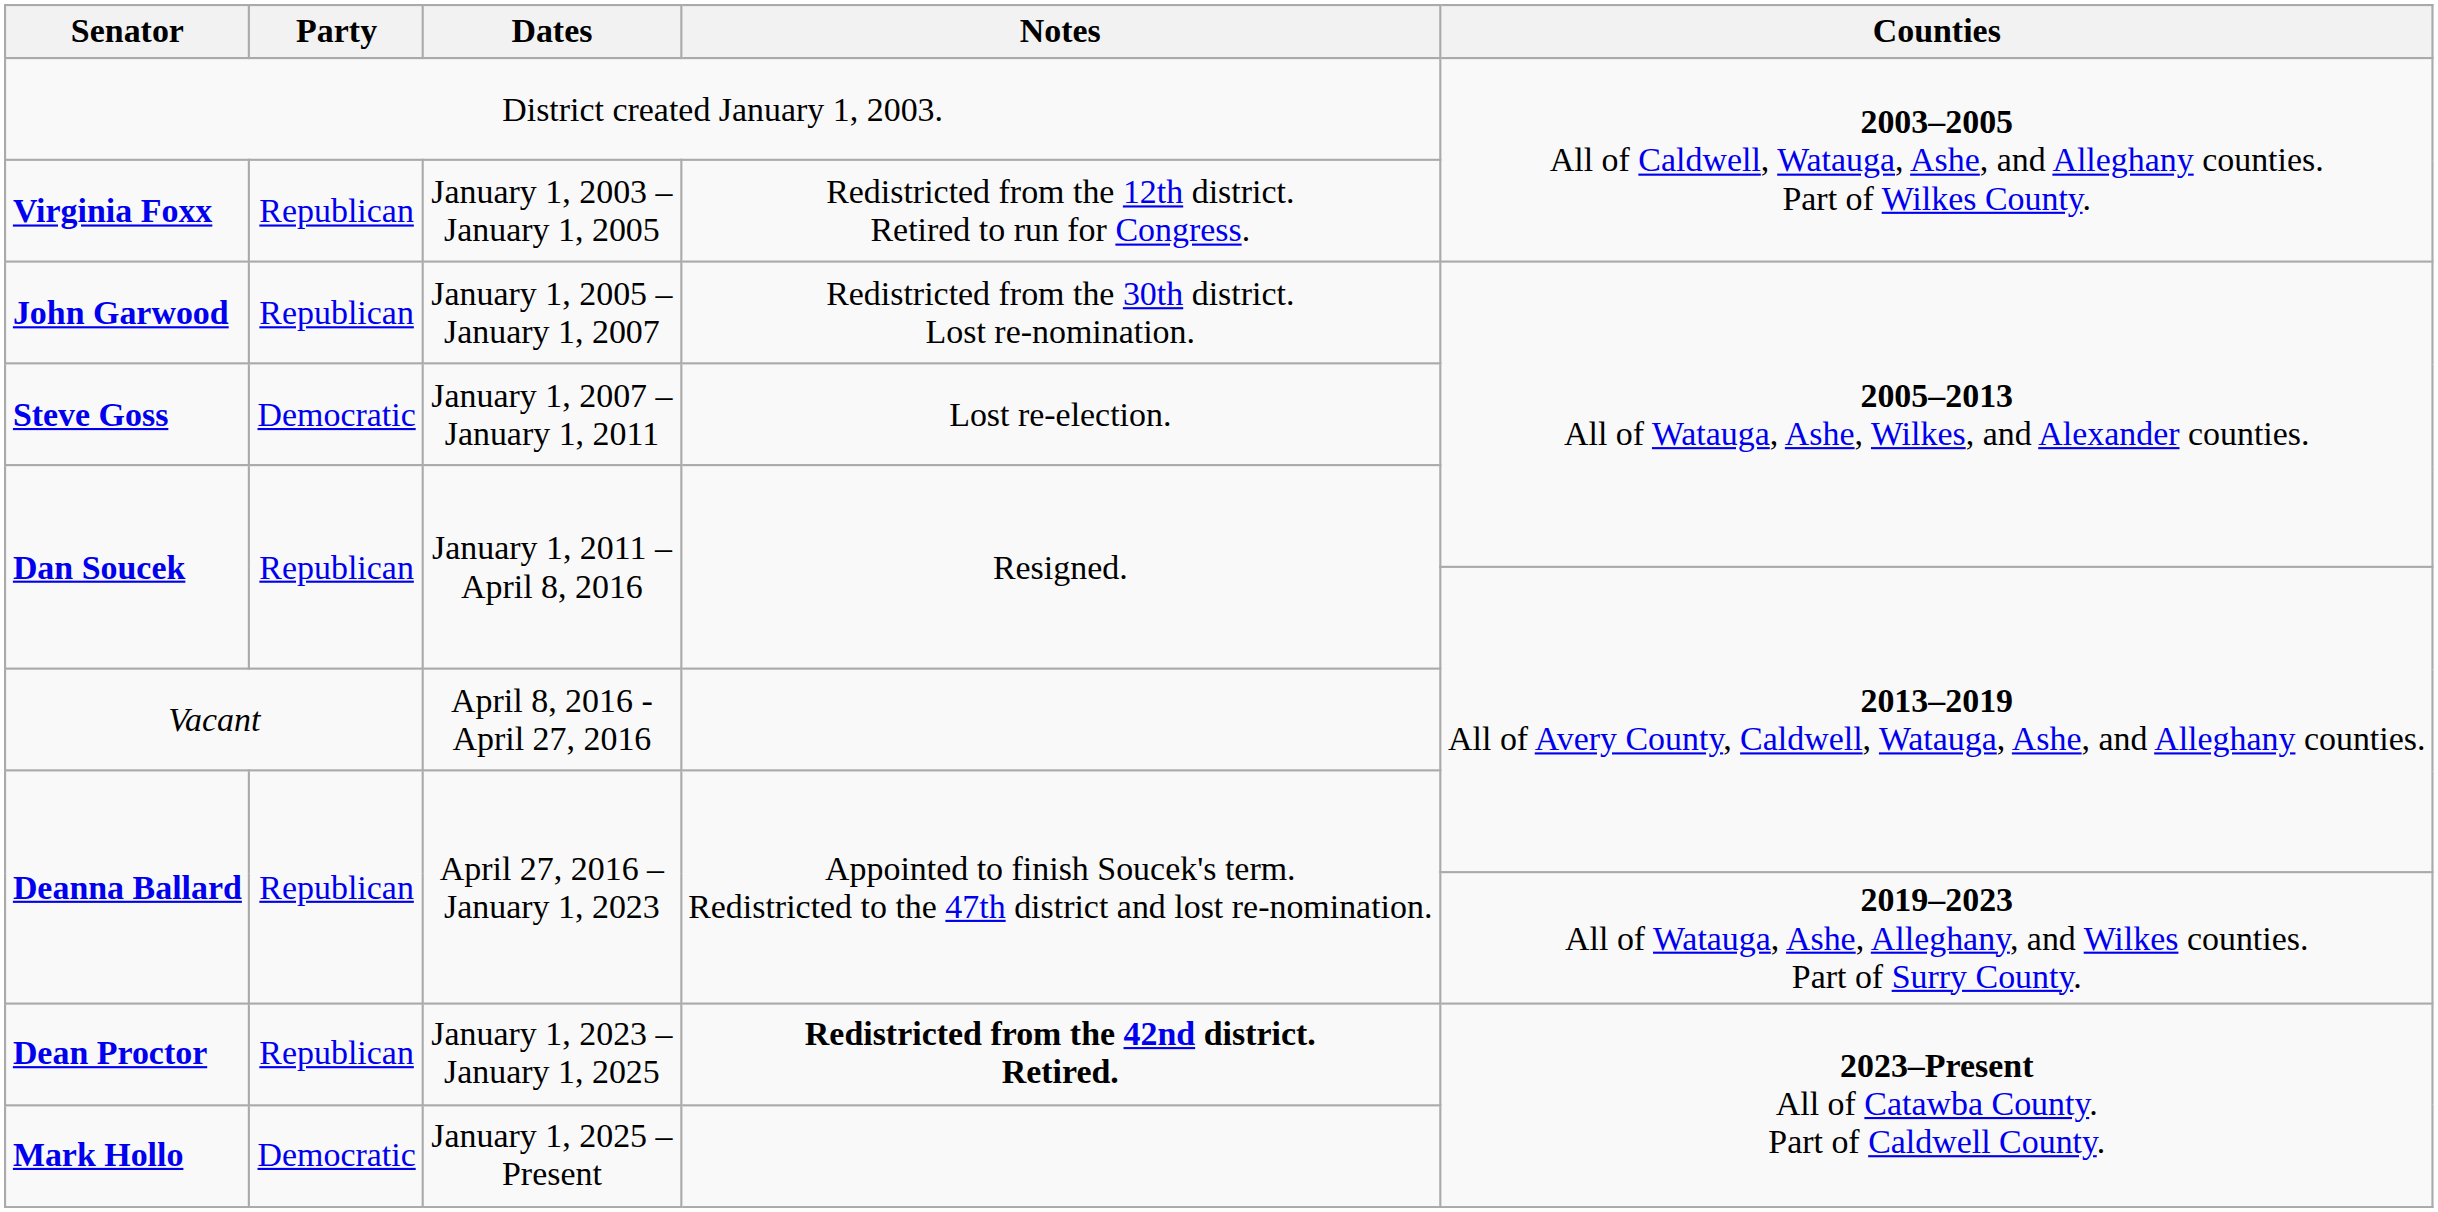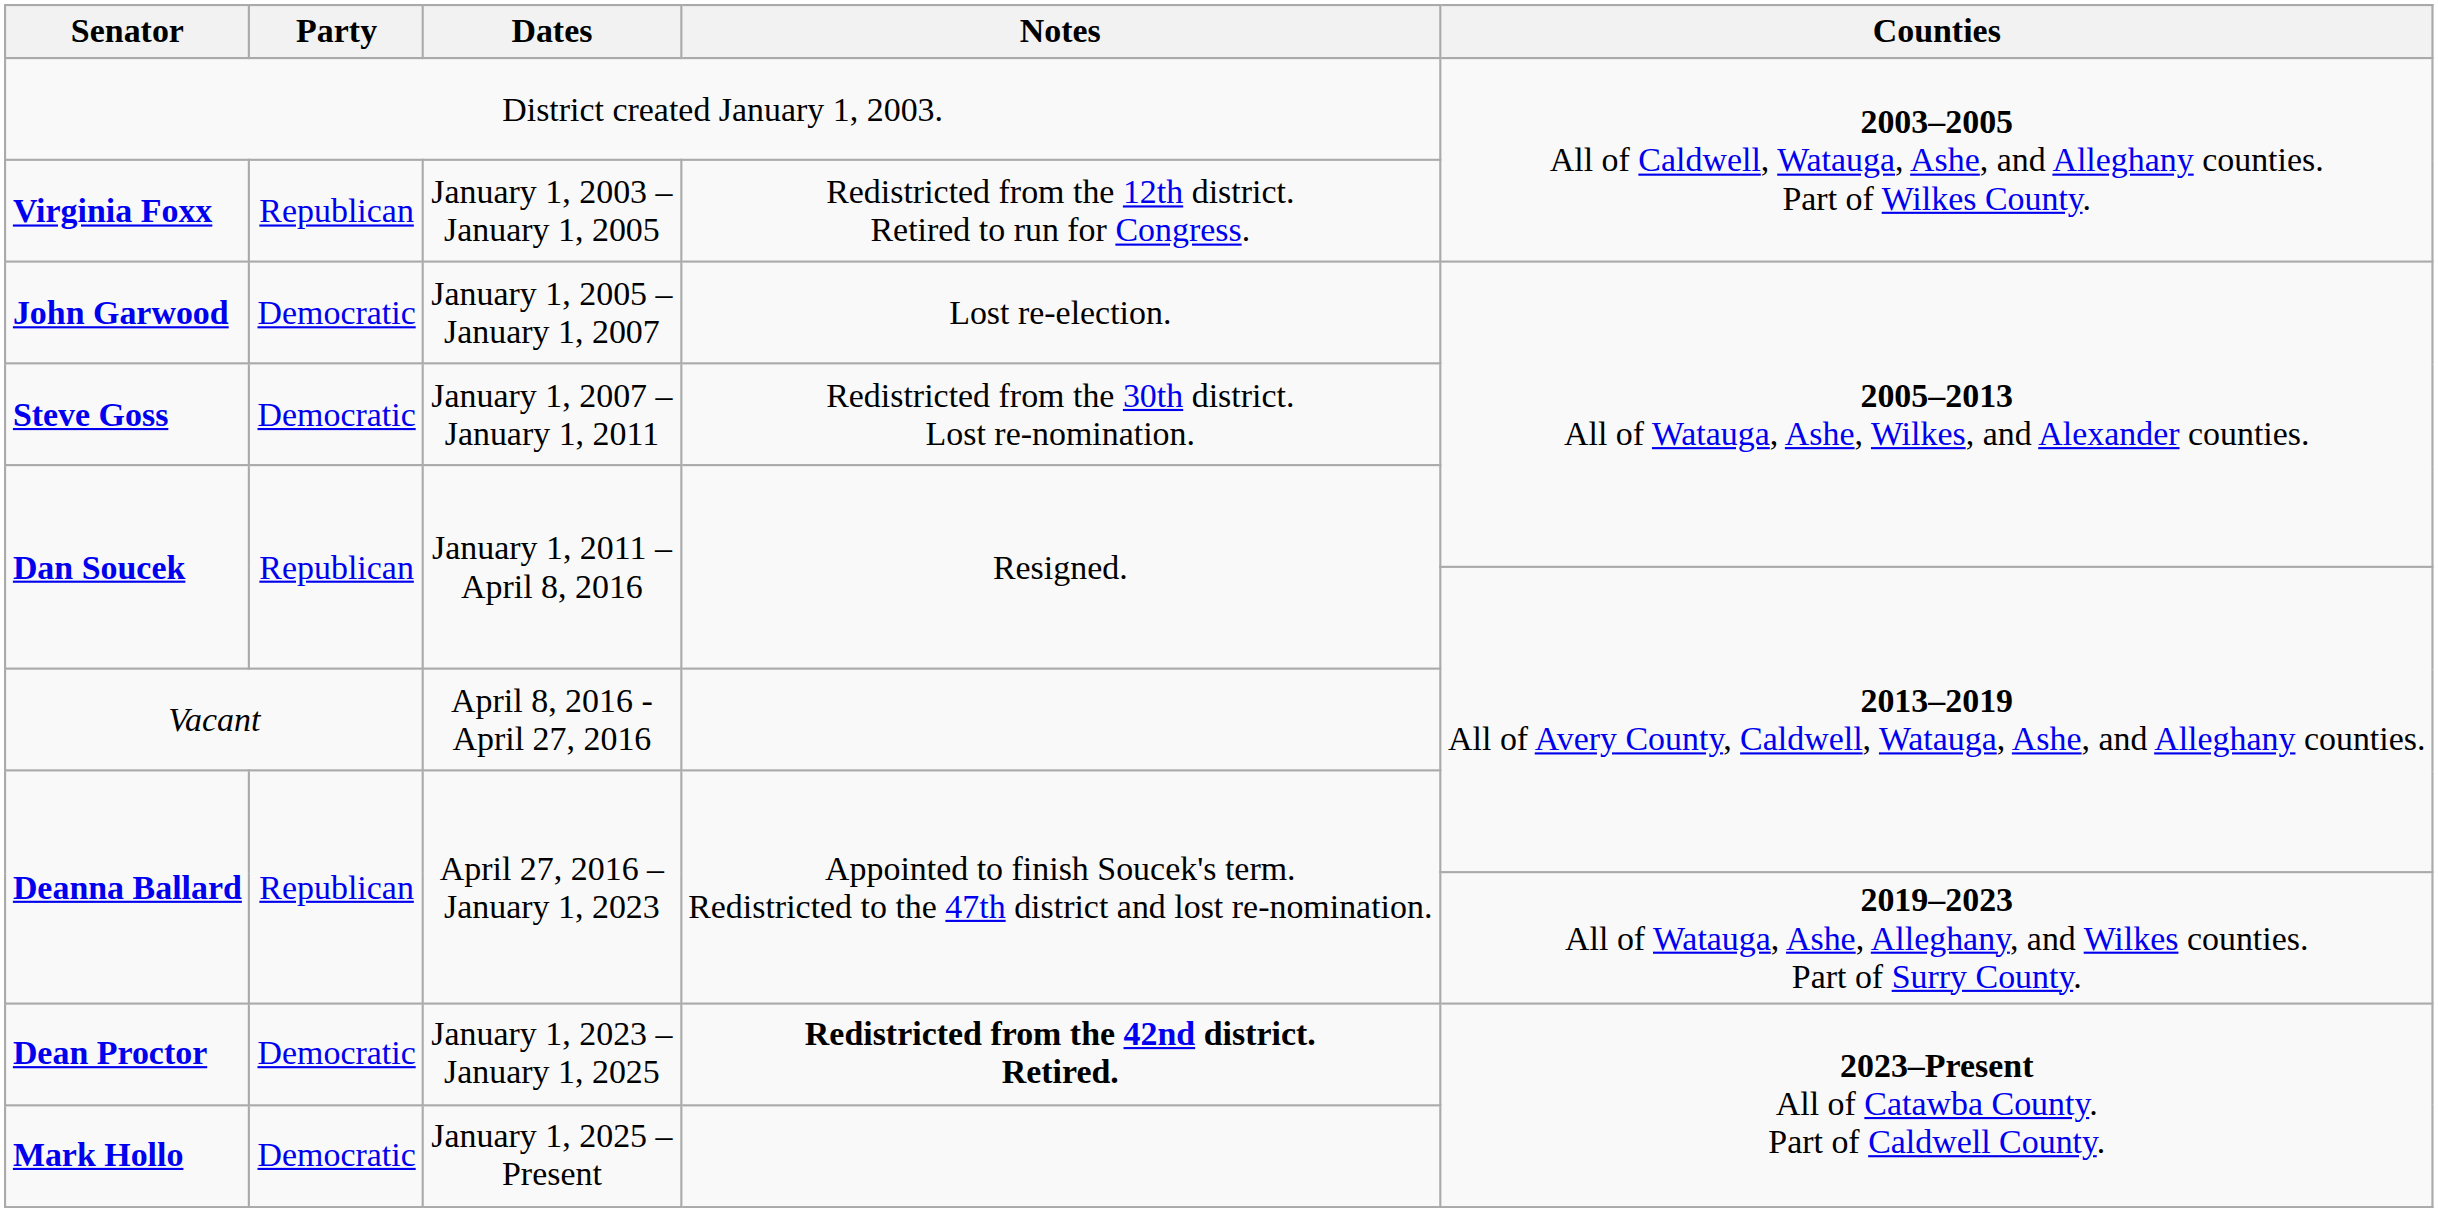(337, 312) Republican -> (337, 312) Democratic
(1060, 312) Redistricted from the 30th district. Lost re-nomination. -> (1060, 312) Lost re-election.
(1060, 414) Lost re-election. -> (1060, 414) Redistricted from the 30th district. Lost re-nomination.
(337, 1053) Republican -> (337, 1053) Democratic
